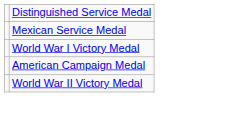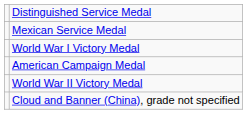+ row: (126, 100)
